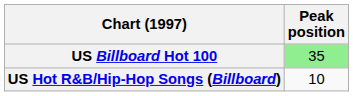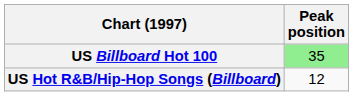(316, 79) 10 -> (316, 79) 12
